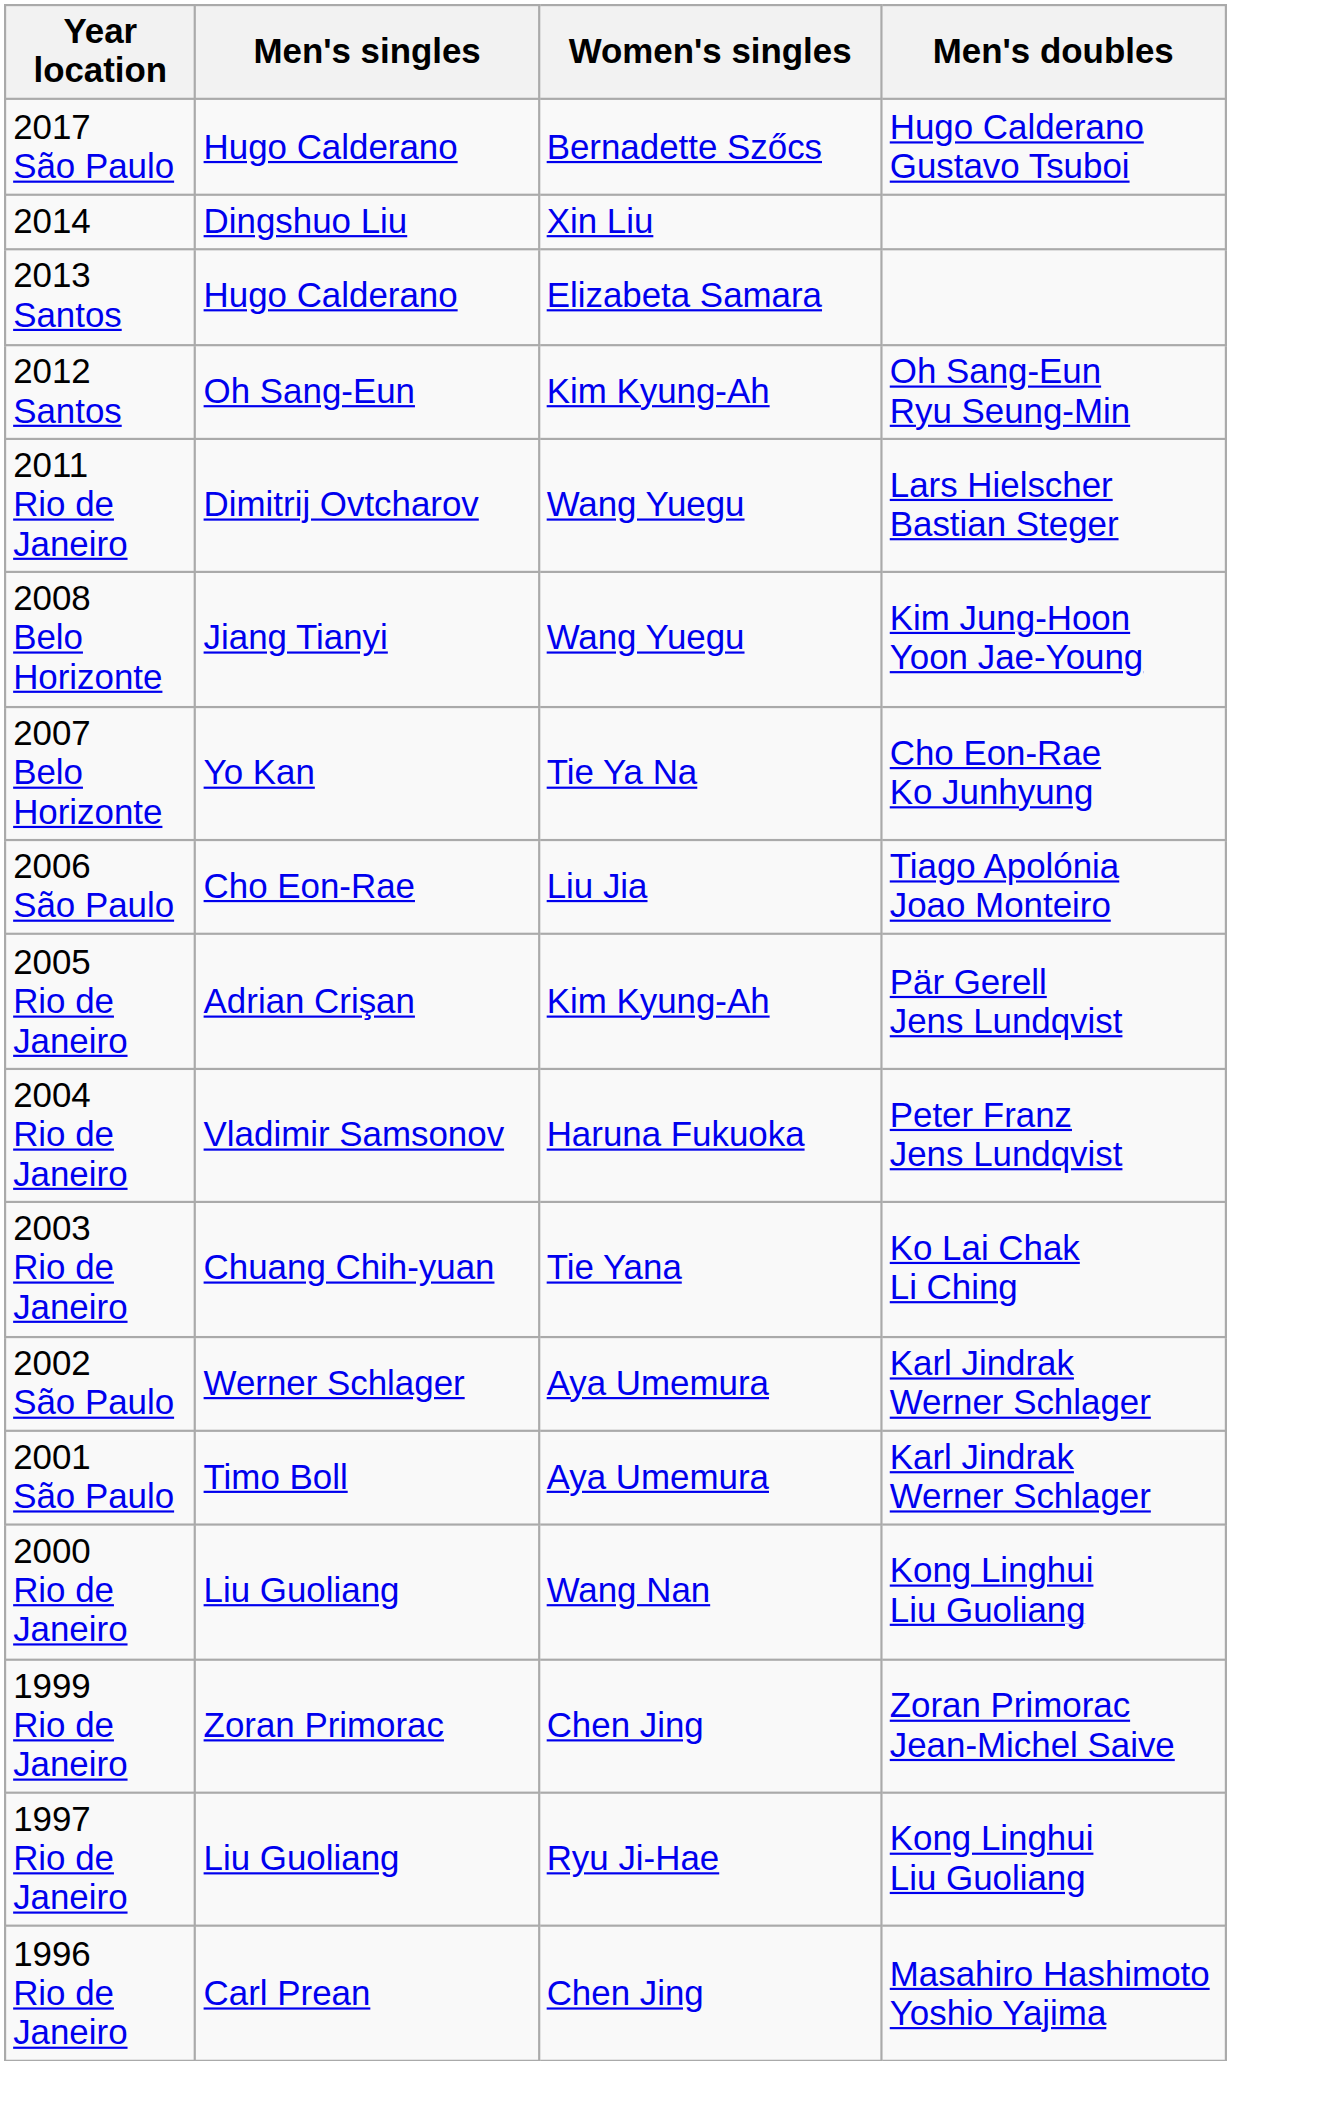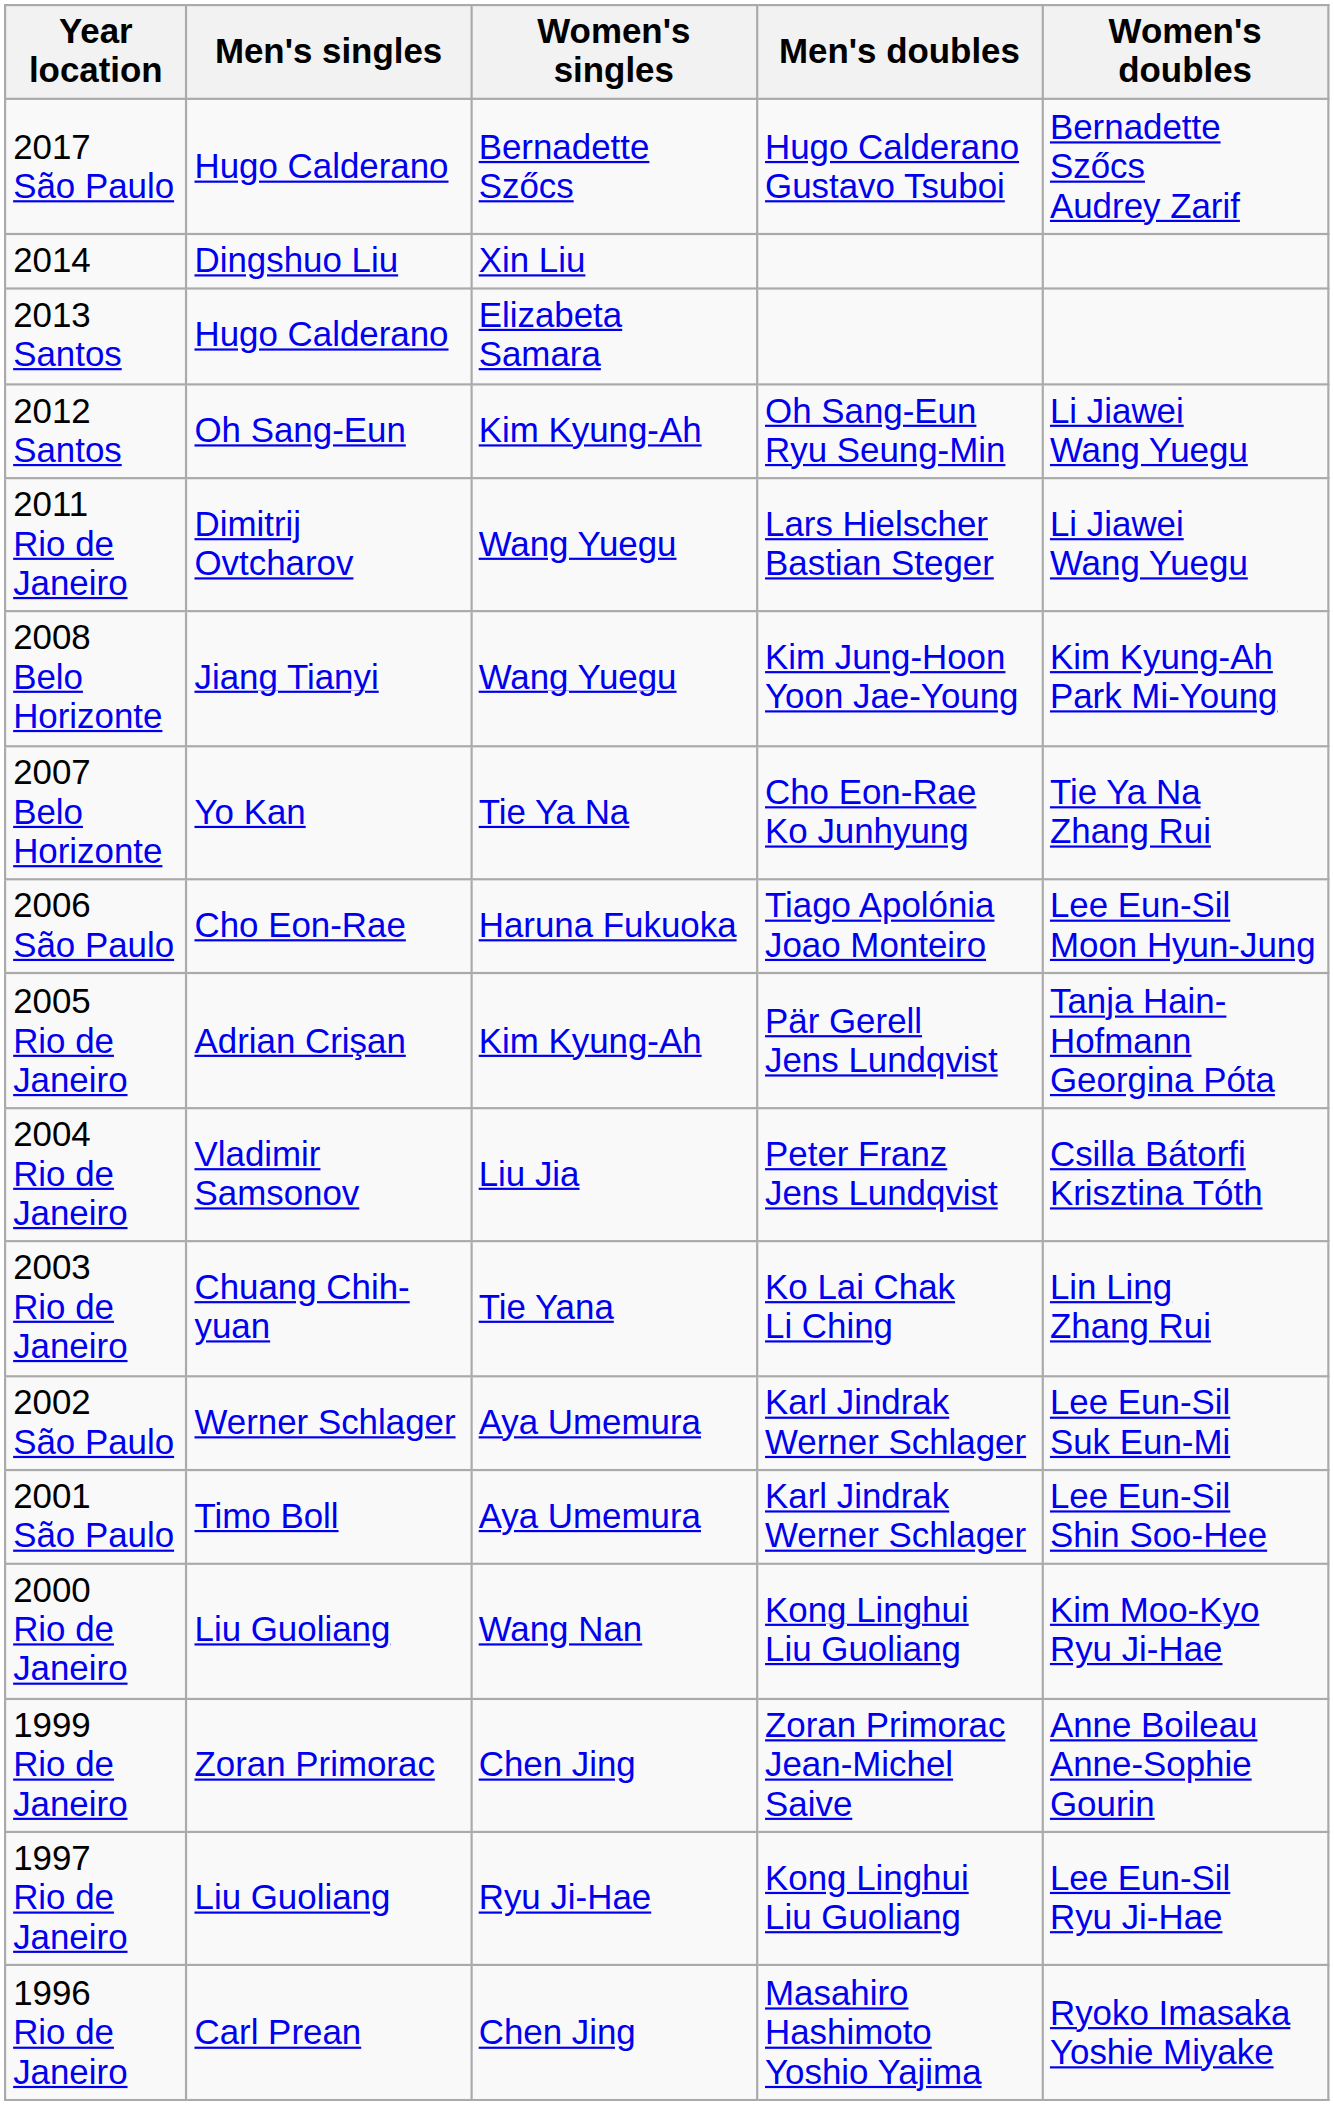+ column: (1185, 51)
(597, 886) Liu Jia -> (608, 925) Haruna Fukuoka
(676, 1134) Haruna Fukuoka -> (529, 1173) Liu Jia
